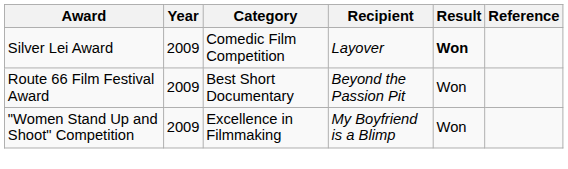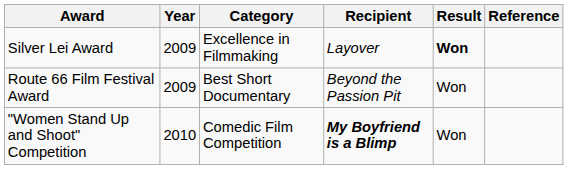(251, 47) Comedic Film Competition -> (246, 47) Excellence in Filmmaking
(183, 127) 2009 -> (180, 135) 2010
(250, 127) Excellence in Filmmaking -> (248, 135) Comedic Film Competition
(375, 127) normal -> (373, 135) bold
